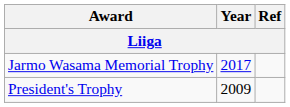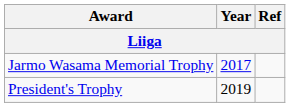(236, 89) 2009 -> (236, 89) 2019
